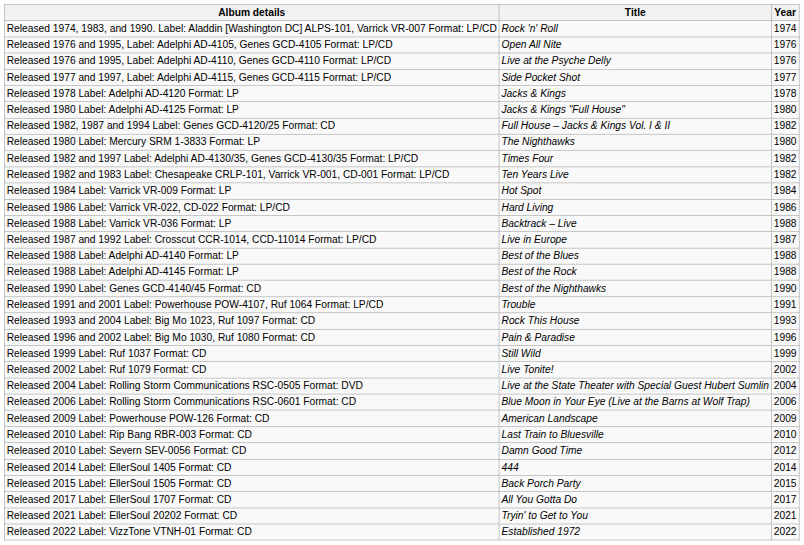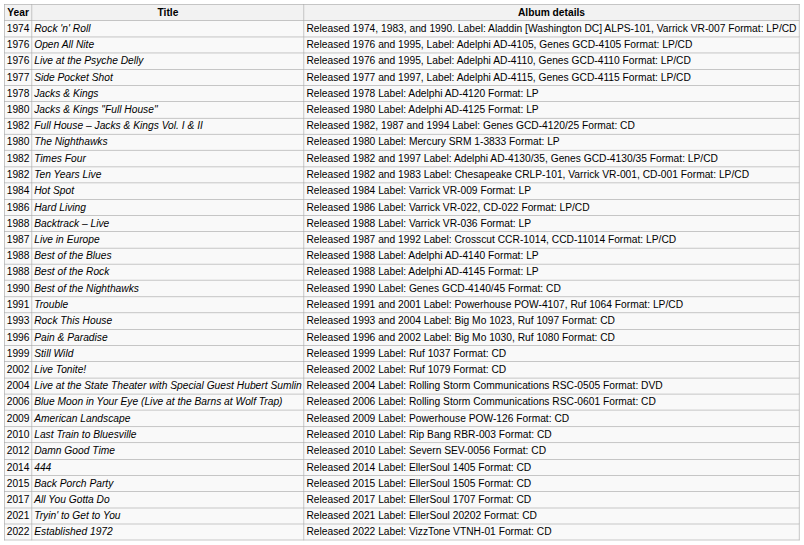columns swapped: (785, 12) <-> (252, 12)
